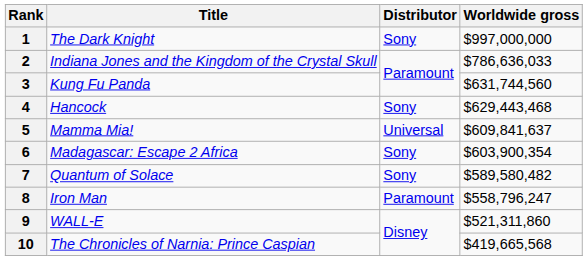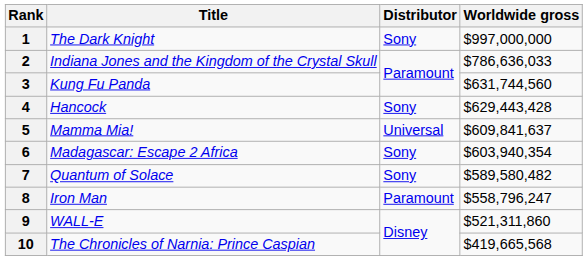(508, 107) $629,443,468 -> (508, 107) $629,443,428
(508, 152) $603,900,354 -> (508, 152) $603,940,354
